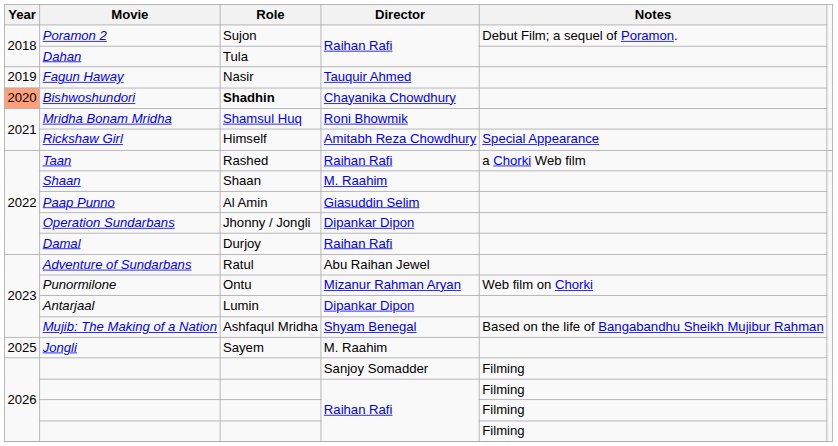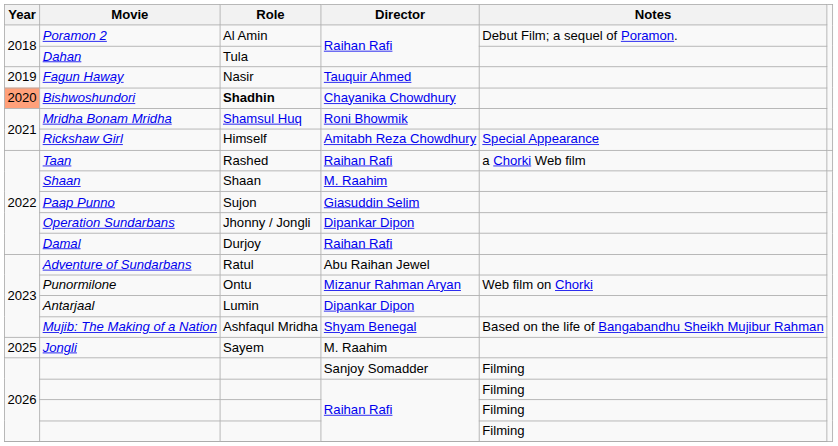(240, 35) Sujon -> (245, 35) Al Amin
(245, 202) Al Amin -> (240, 202) Sujon
